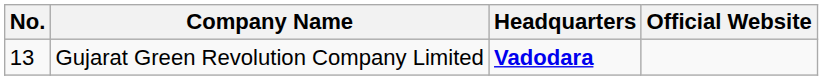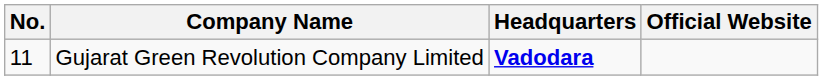(22, 57) 13 -> (21, 57) 11
